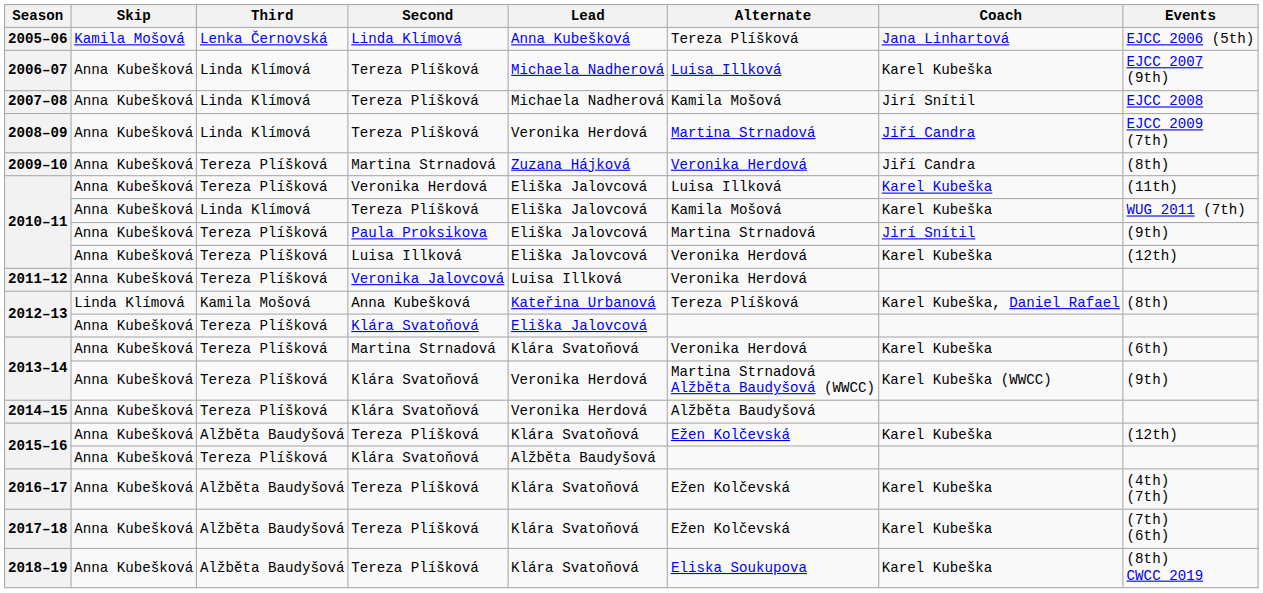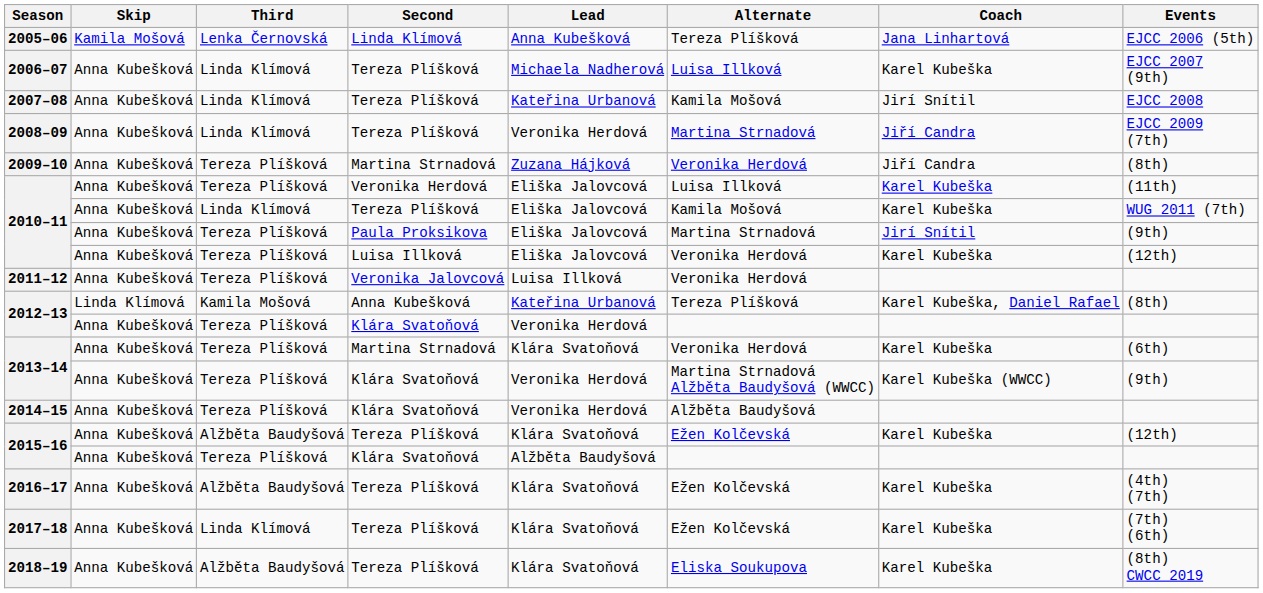(588, 102) Michaela Nadherová -> (583, 102) Kateřina Urbanová
(579, 326) Eliška Jalovcová -> (579, 326) Veronika Herdová
(272, 528) Alžběta Baudyšová -> (255, 528) Linda Klímová
